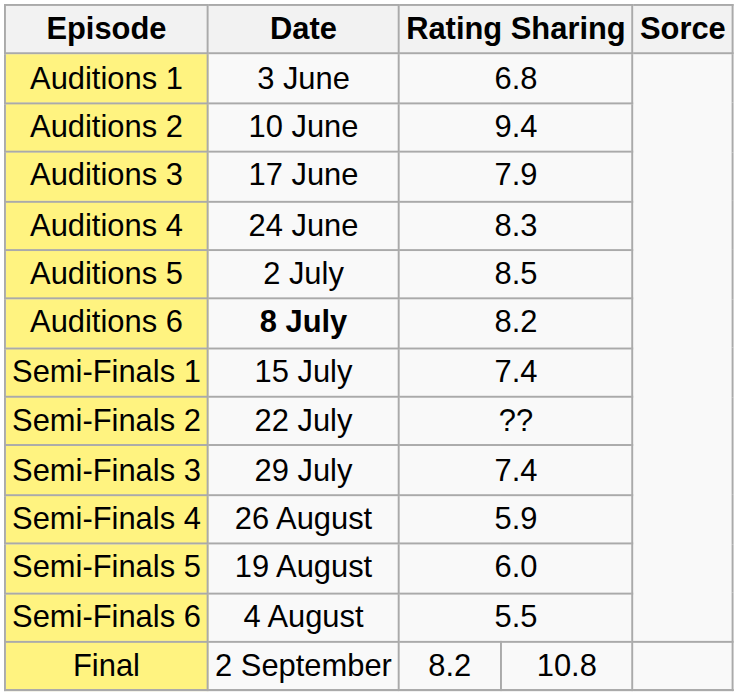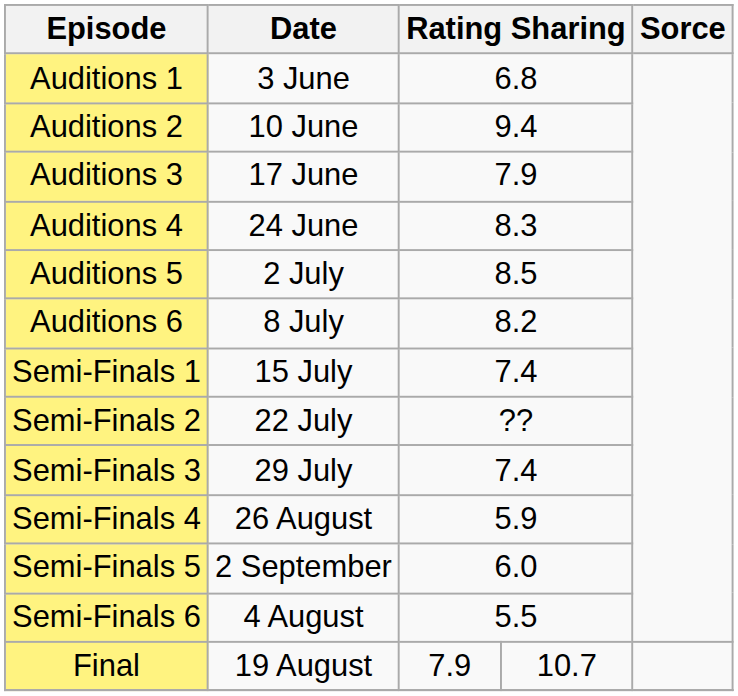(303, 322) bold -> (303, 322) normal
(303, 567) 19 August -> (303, 567) 2 September
(303, 665) 2 September -> (303, 665) 19 August
(450, 665) 8.2 -> (450, 665) 7.9
(567, 665) 10.8 -> (567, 665) 10.7
